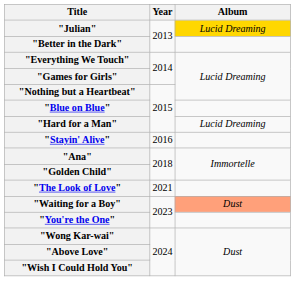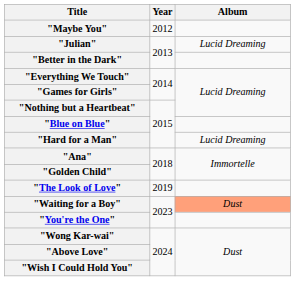+ row: (77, 28)
(233, 28) gold background -> (233, 44) no background
- row: (77, 140)
(162, 188) 2021 -> (162, 188) 2019
